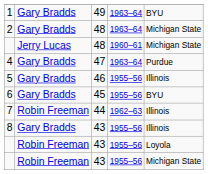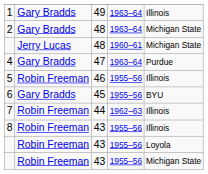(155, 13) BYU -> (158, 13) Illinois
(46, 78) Gary Bradds -> (53, 78) Robin Freeman
(46, 128) Gary Bradds -> (53, 128) Robin Freeman
